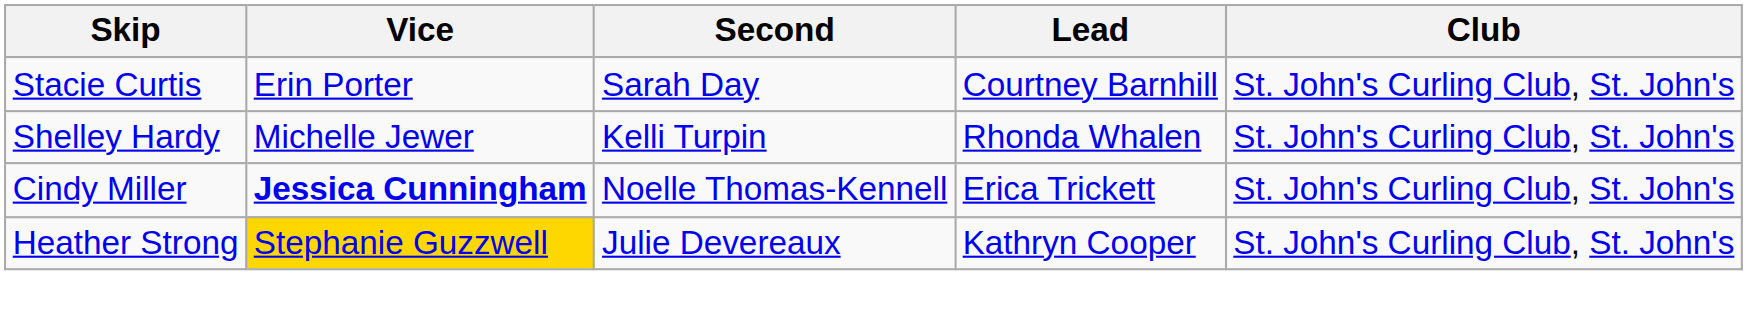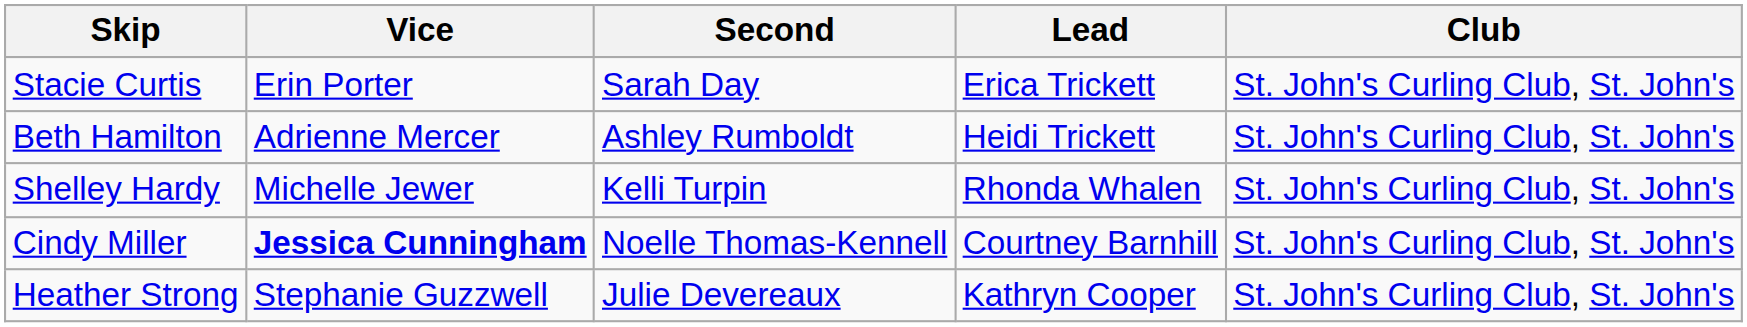(1090, 83) Courtney Barnhill -> (1059, 83) Erica Trickett
+ row: (117, 136)
(1059, 189) Erica Trickett -> (1090, 242) Courtney Barnhill
(401, 242) gold background -> (401, 294) no background
